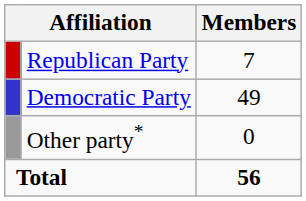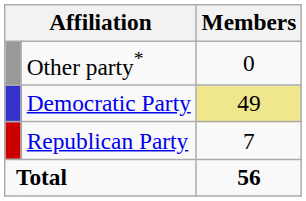rows swapped: (107, 60) <-> (85, 137)
(249, 97) no background -> (249, 103) khaki background
